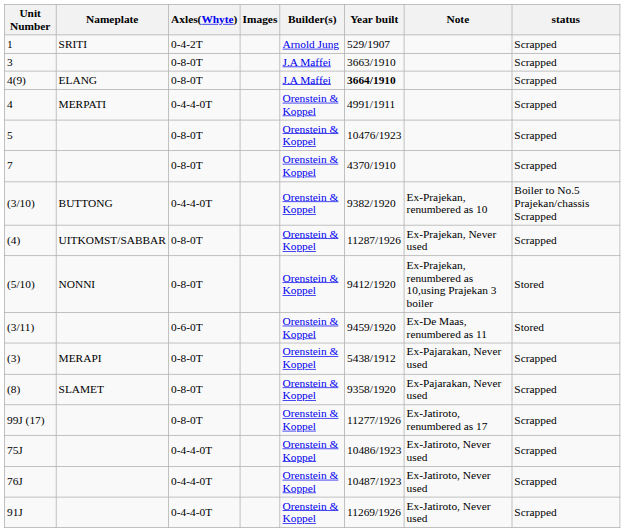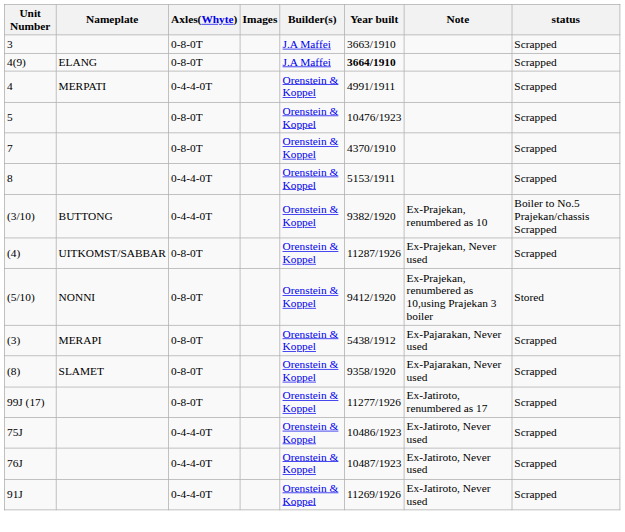- row: (10, 44)
+ row: (10, 179)
- row: (21, 327)
